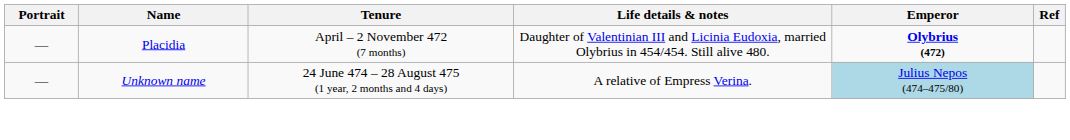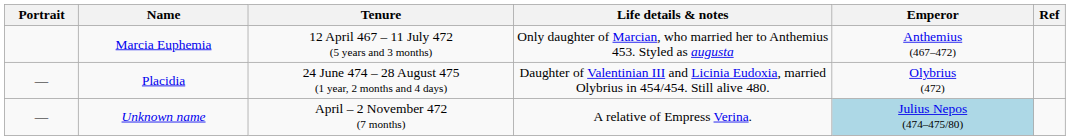+ row: (164, 44)
(381, 44) April – 2 November 472 (7 months) -> (381, 80) 24 June 474 – 28 August 475 (1 year, 2 months and 4 days)
(933, 44) bold -> (933, 80) normal
(381, 80) 24 June 474 – 28 August 475 (1 year, 2 months and 4 days) -> (381, 116) April – 2 November 472 (7 months)
